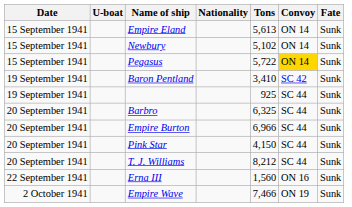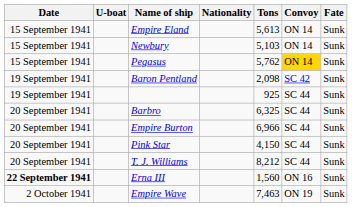(265, 45) 5,102 -> (268, 45) 5,103
(265, 62) 5,722 -> (268, 62) 5,762
(265, 78) 3,410 -> (268, 78) 2,098
(47, 177) normal -> (49, 177) bold
(265, 194) 7,466 -> (268, 194) 7,463
